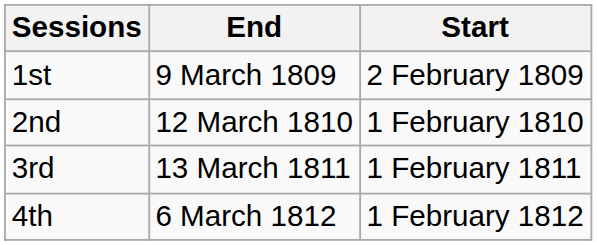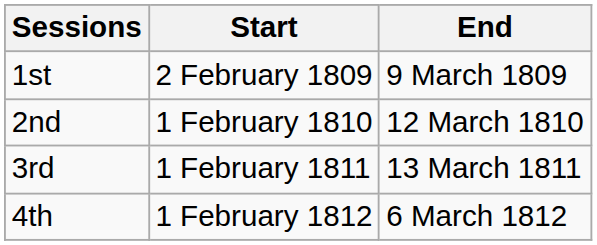columns swapped: (475, 27) <-> (254, 27)
